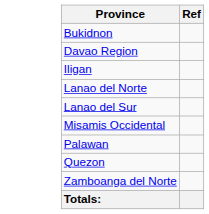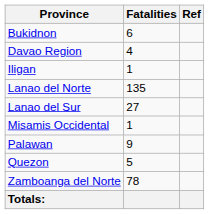+ column: (151, 14)
